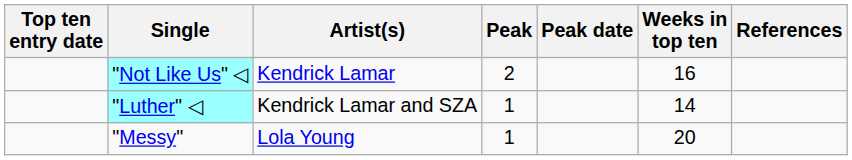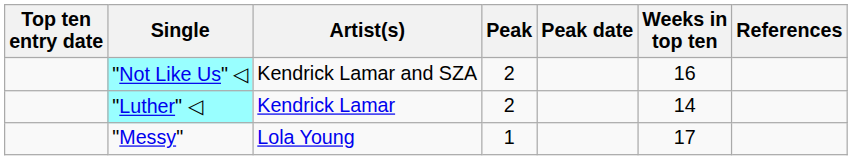(326, 74) Kendrick Lamar -> (367, 74) Kendrick Lamar and SZA
(367, 106) Kendrick Lamar and SZA -> (326, 106) Kendrick Lamar
(509, 106) 1 -> (509, 106) 2
(685, 138) 20 -> (685, 138) 17
